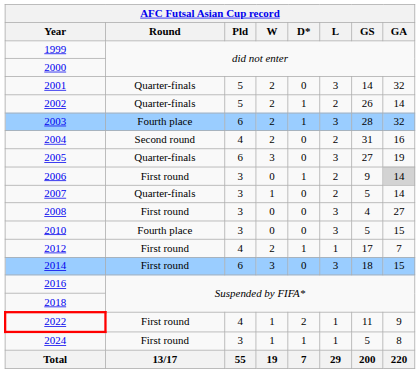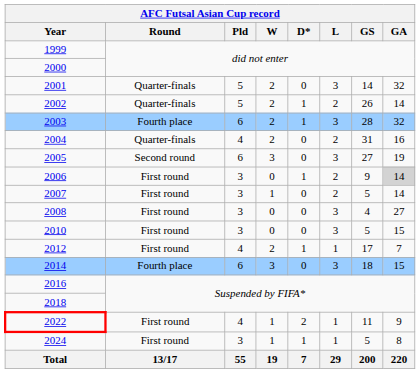(165, 140) Second round -> (165, 140) Quarter-finals
(165, 158) Quarter-finals -> (165, 158) Second round
(165, 194) Quarter-finals -> (165, 194) First round
(165, 230) Fourth place -> (165, 230) First round
(165, 266) First round -> (165, 266) Fourth place
